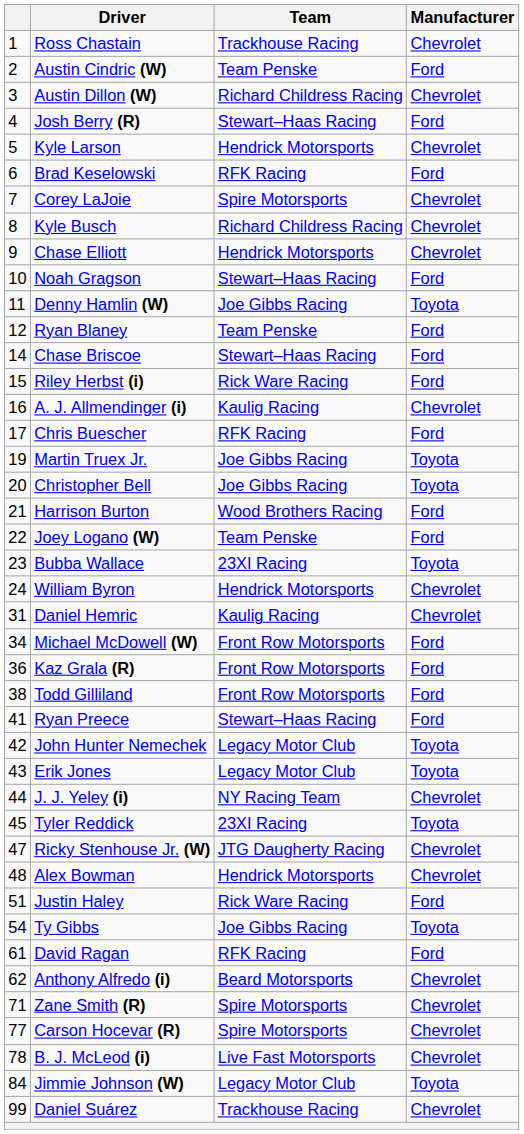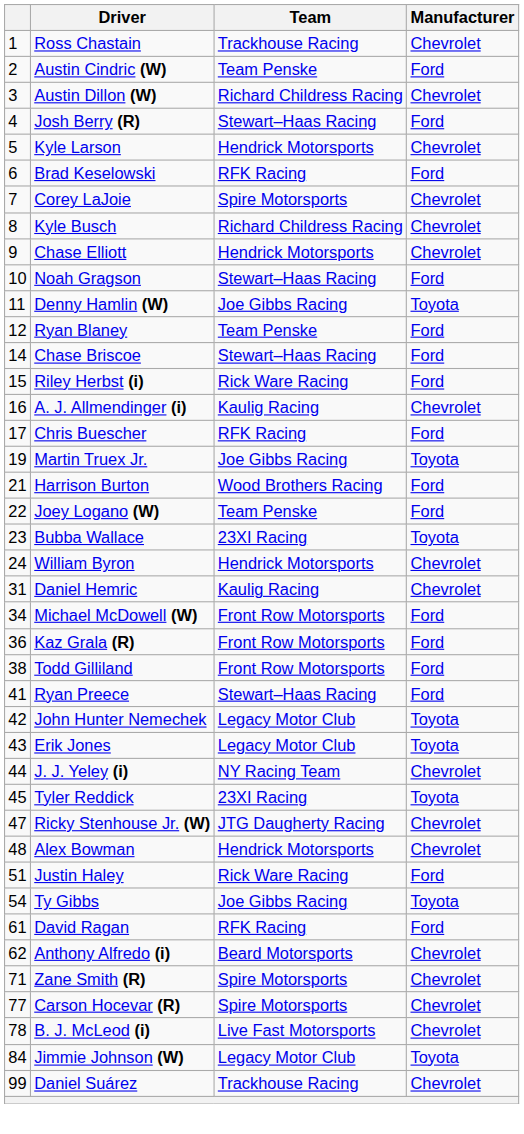- row: (93, 485)
